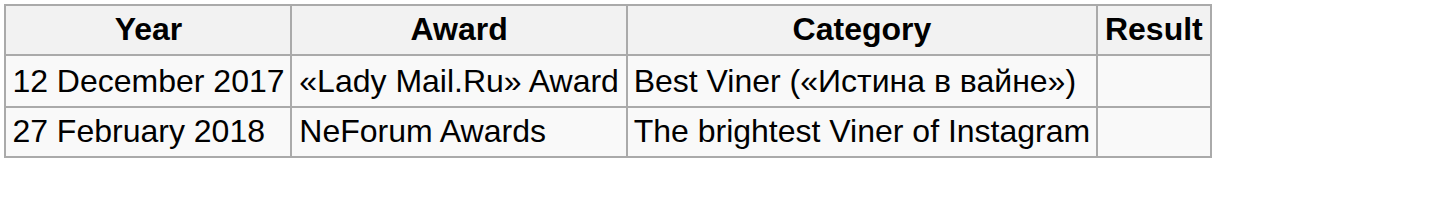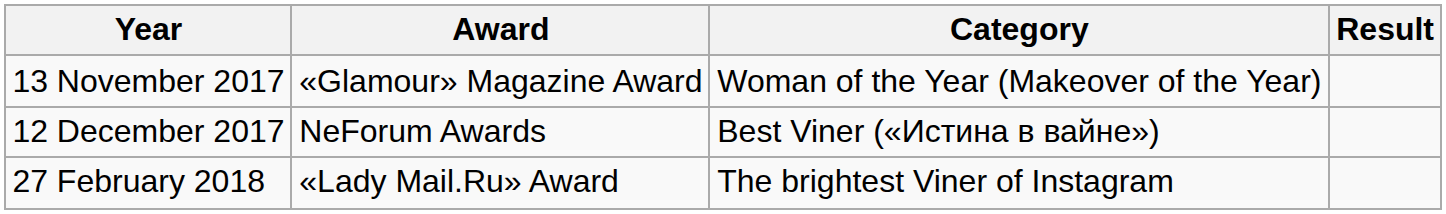+ row: (148, 80)
(459, 80) «Lady Mail.Ru» Award -> (423, 131) NeForum Awards
(423, 131) NeForum Awards -> (459, 182) «Lady Mail.Ru» Award
